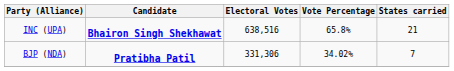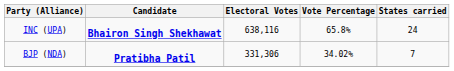(262, 30) 638,516 -> (262, 30) 638,116
(413, 30) 21 -> (413, 30) 24
